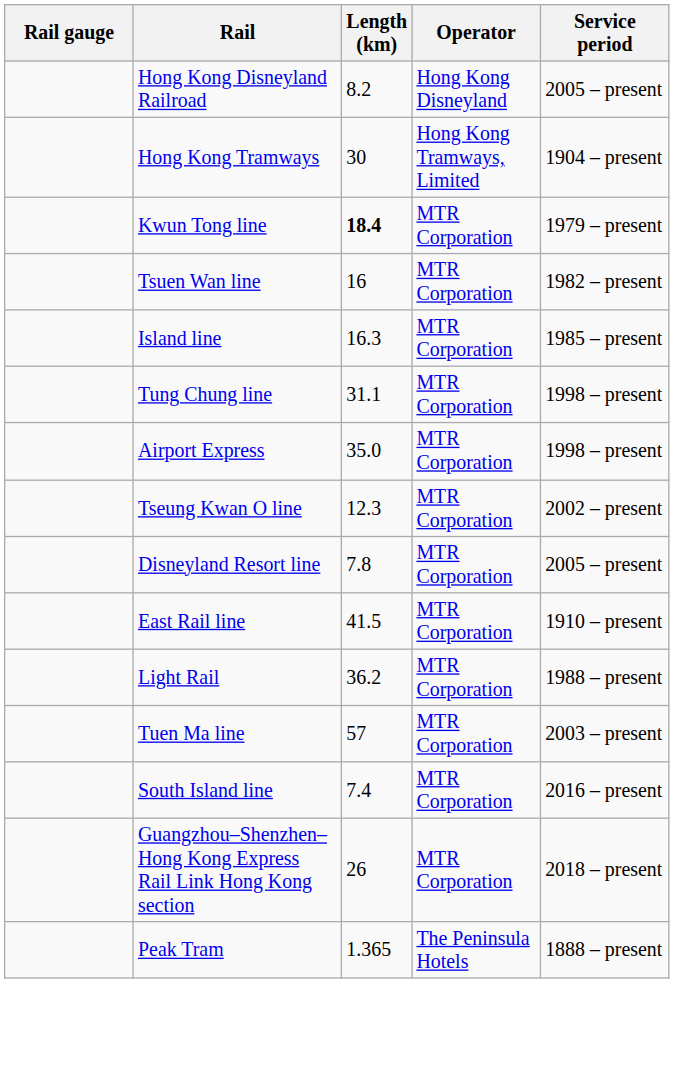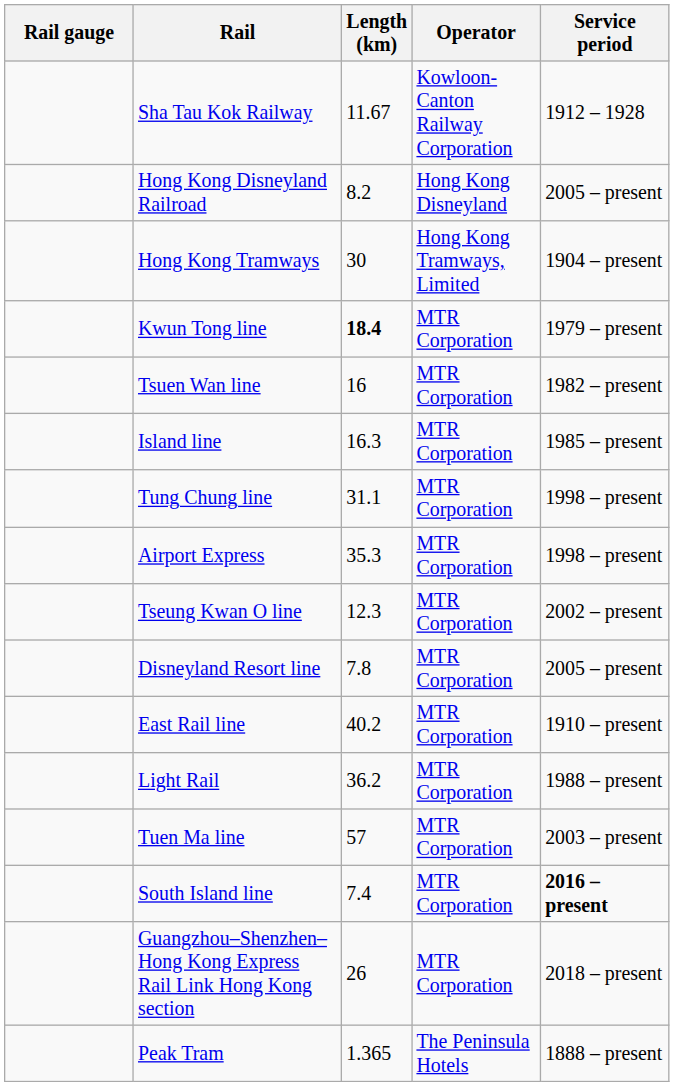+ row: (225, 112)
(364, 451) 35.0 -> (364, 554) 35.3
(364, 620) 41.5 -> (364, 724) 40.2
(604, 789) normal -> (576, 893) bold
